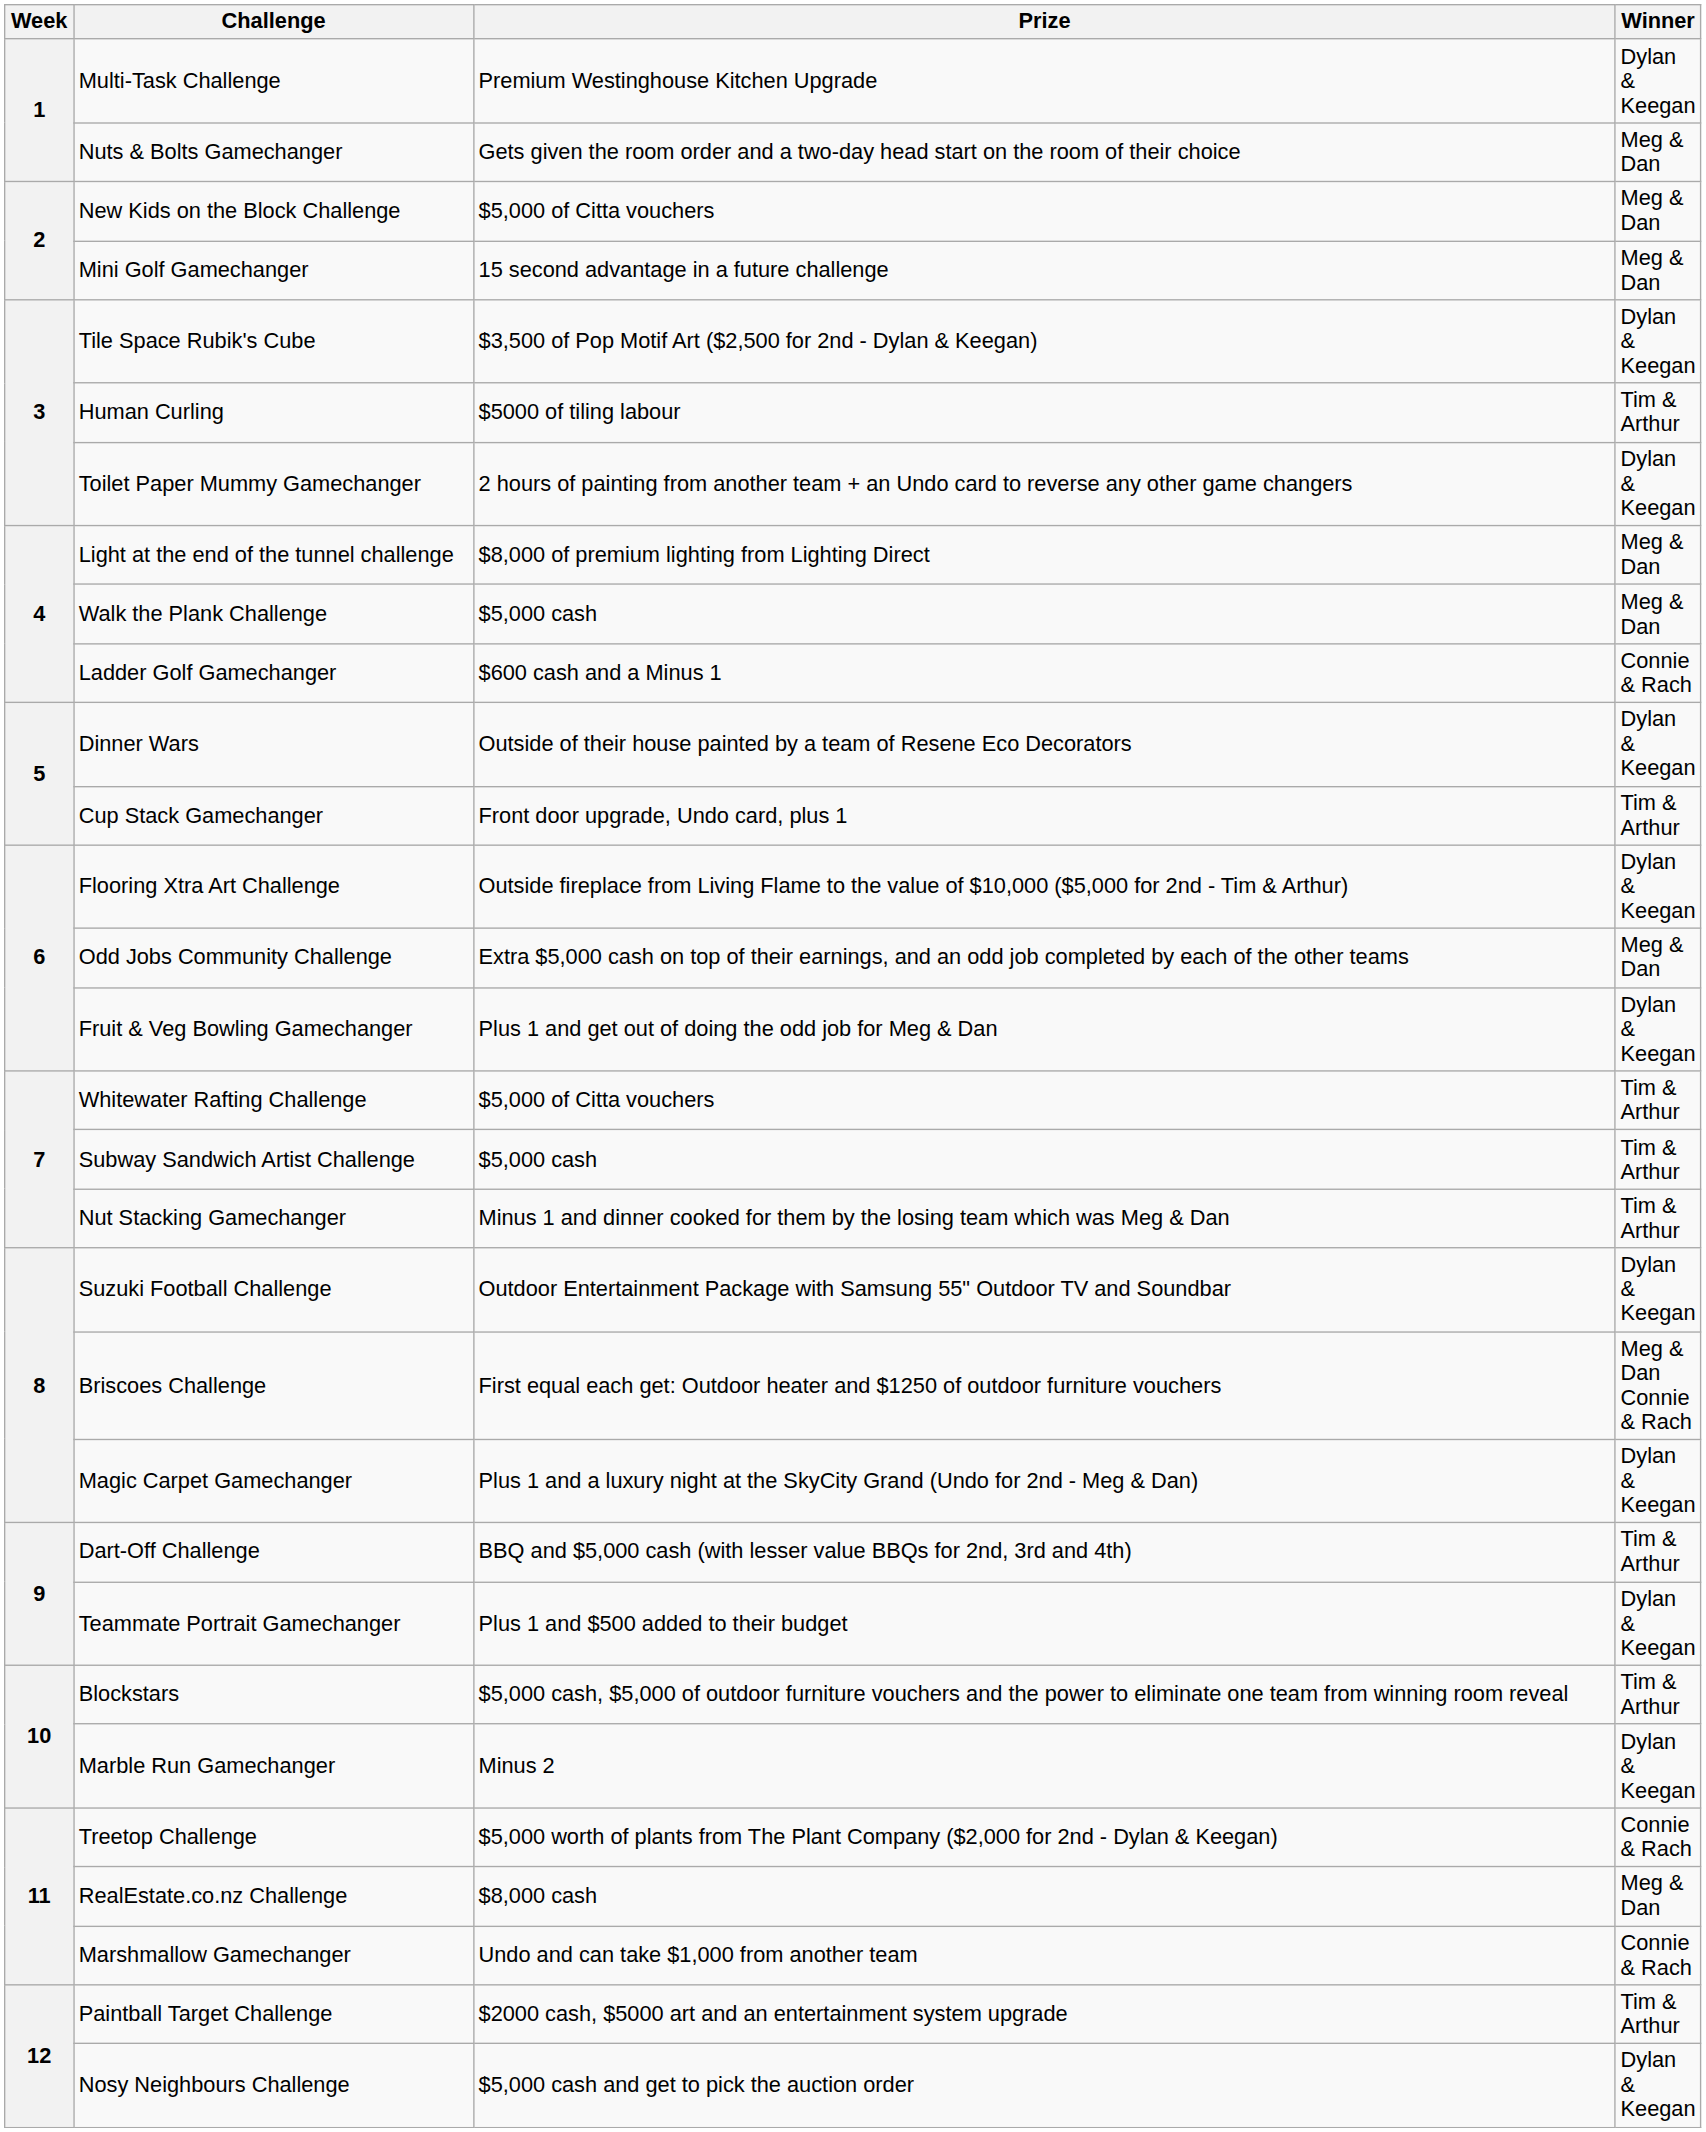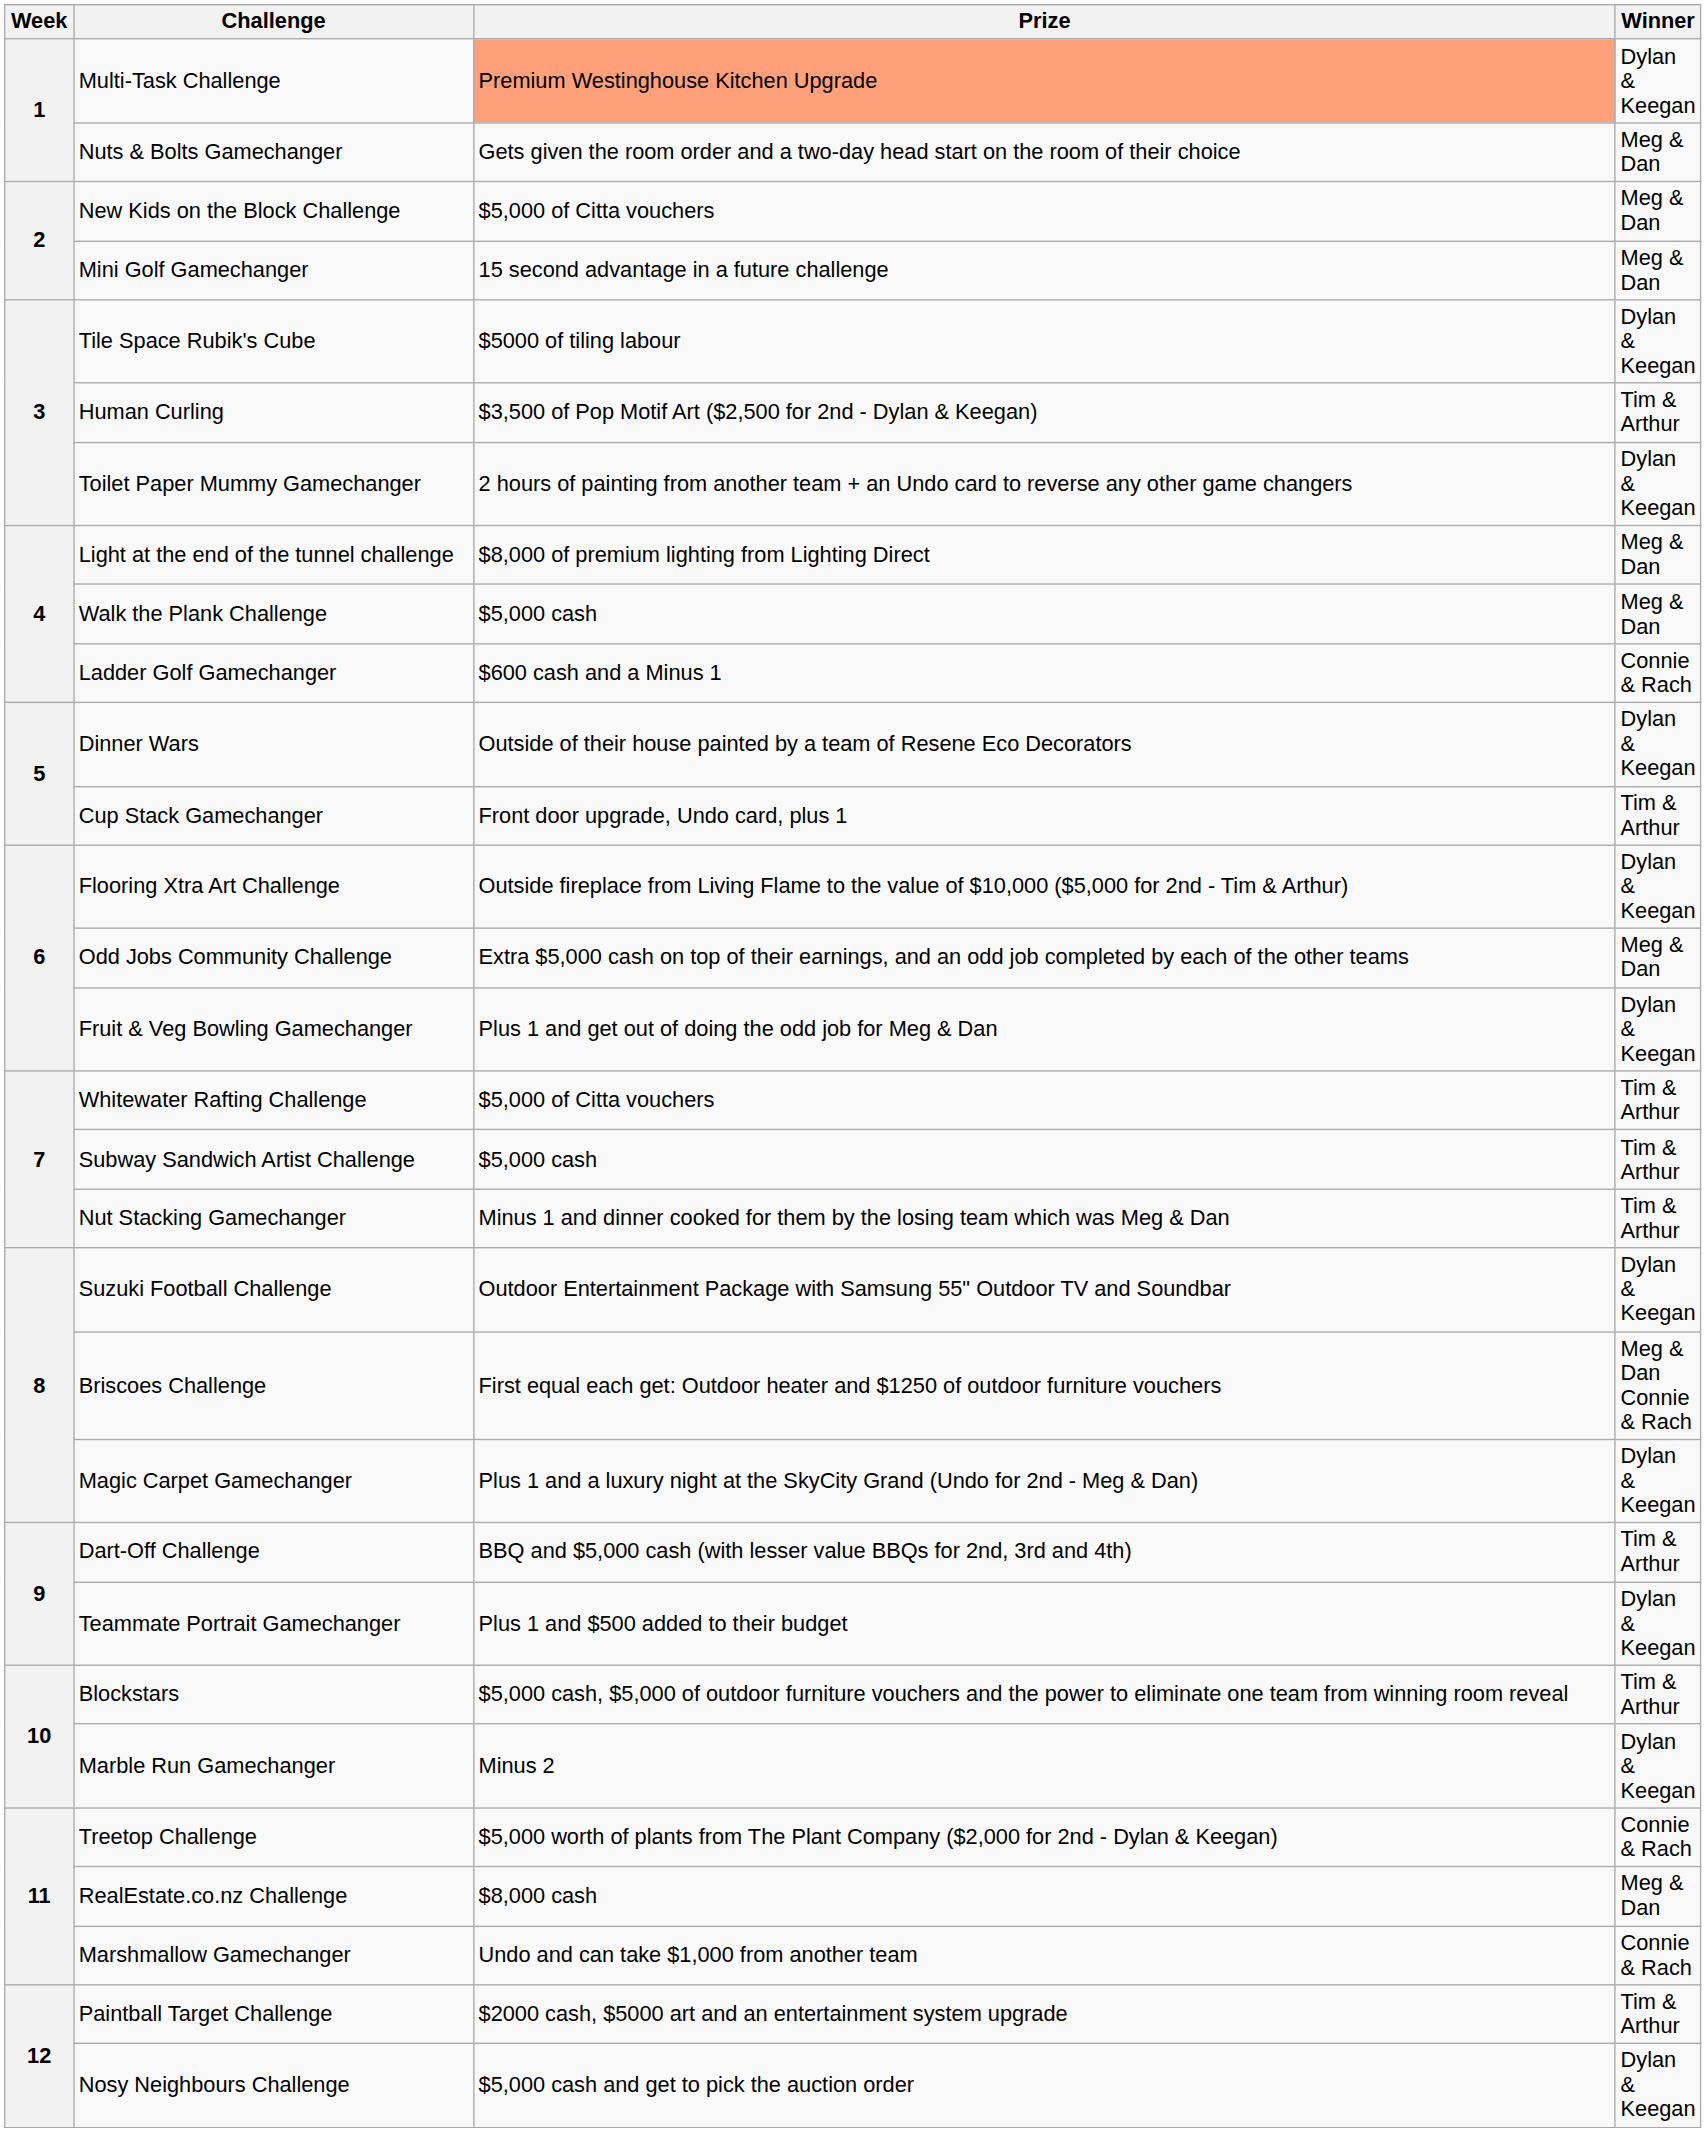(678, 80) no background -> (678, 80) lightsalmon background
(758, 341) $3,500 of Pop Motif Art ($2,500 for 2nd - Dylan & Keegan) -> (580, 341) $5000 of tiling labour
(580, 412) $5000 of tiling labour -> (758, 412) $3,500 of Pop Motif Art ($2,500 for 2nd - Dylan & Keegan)
